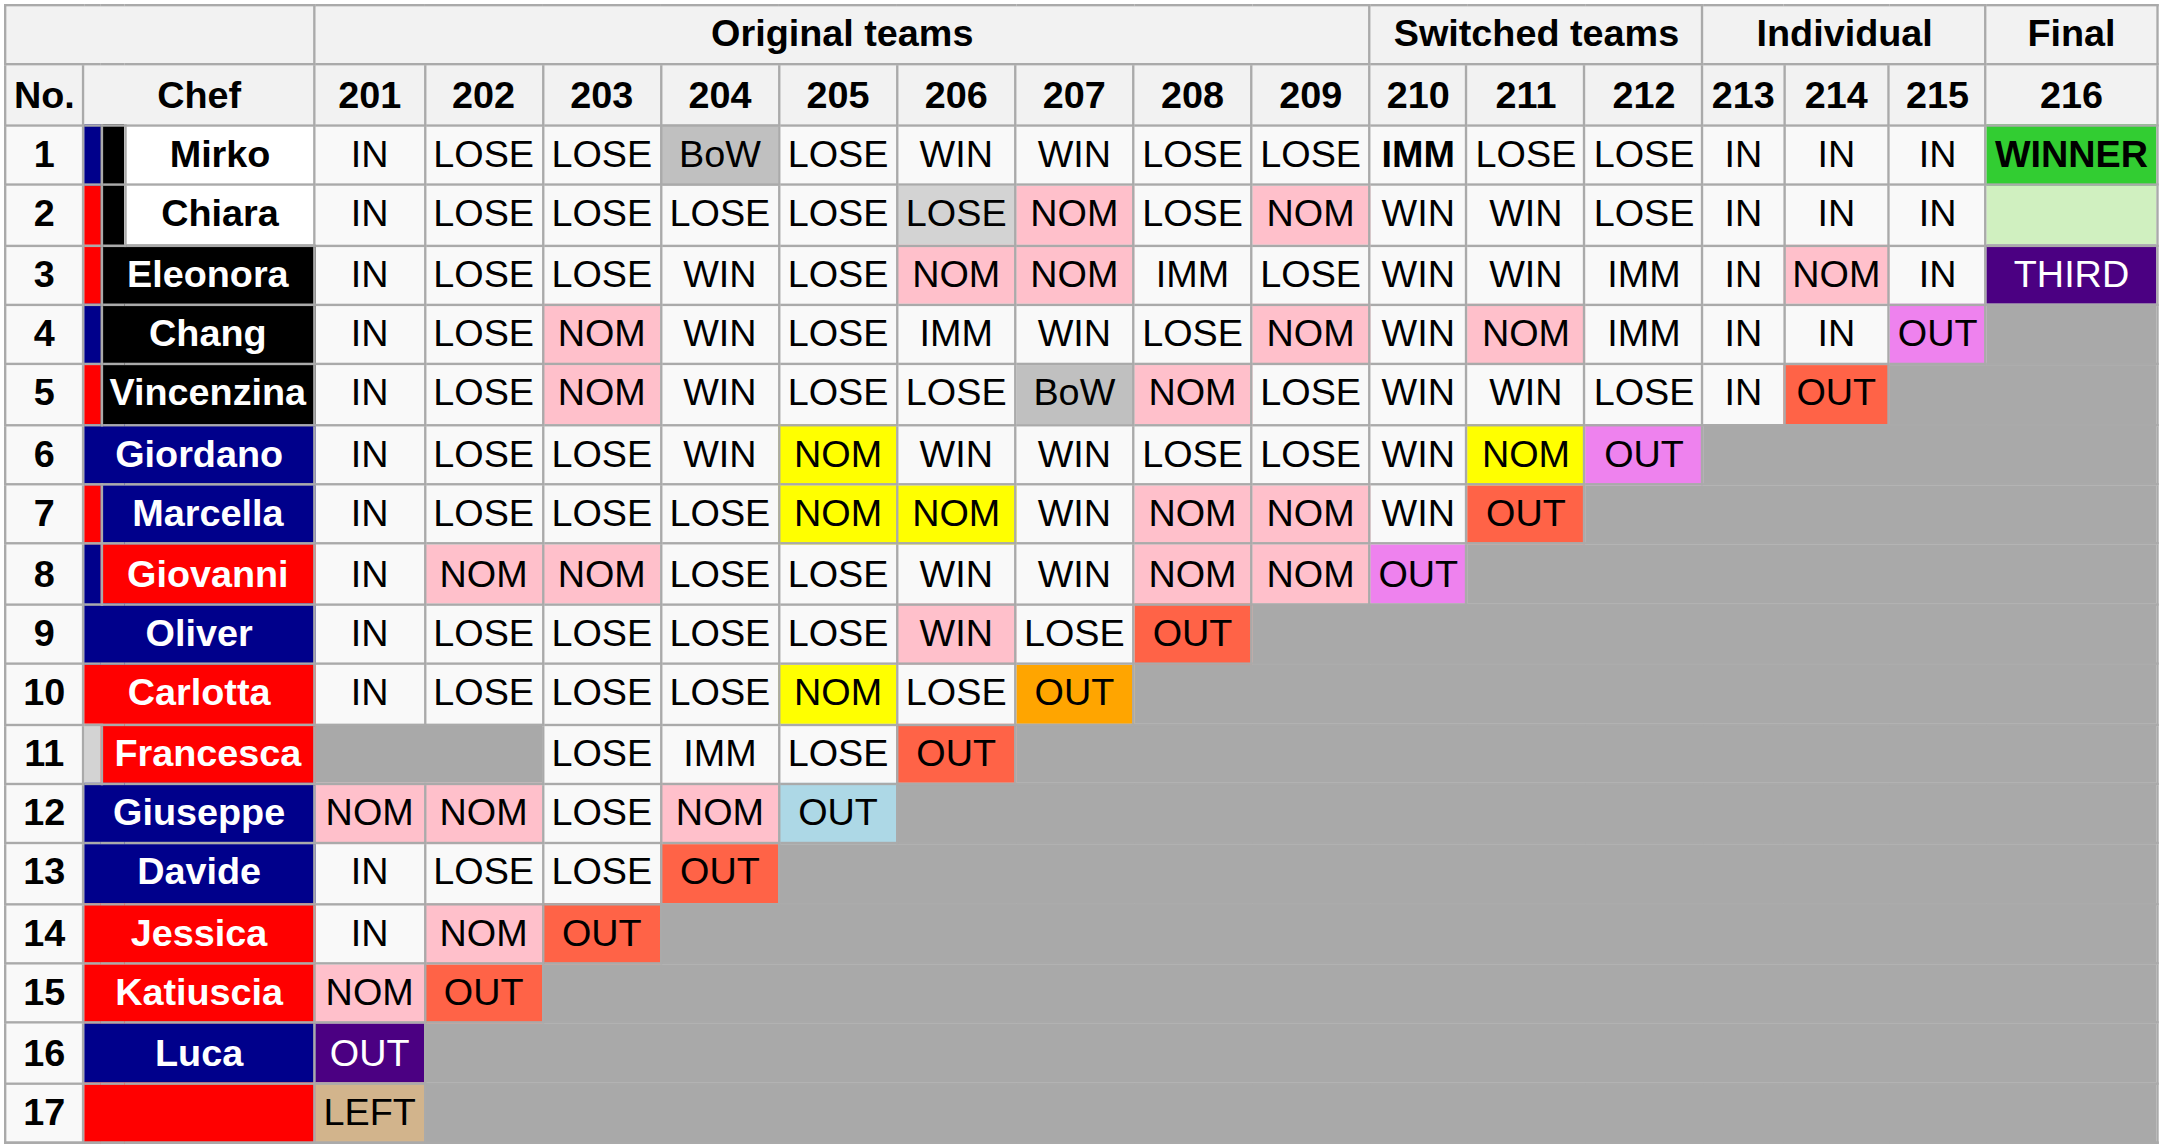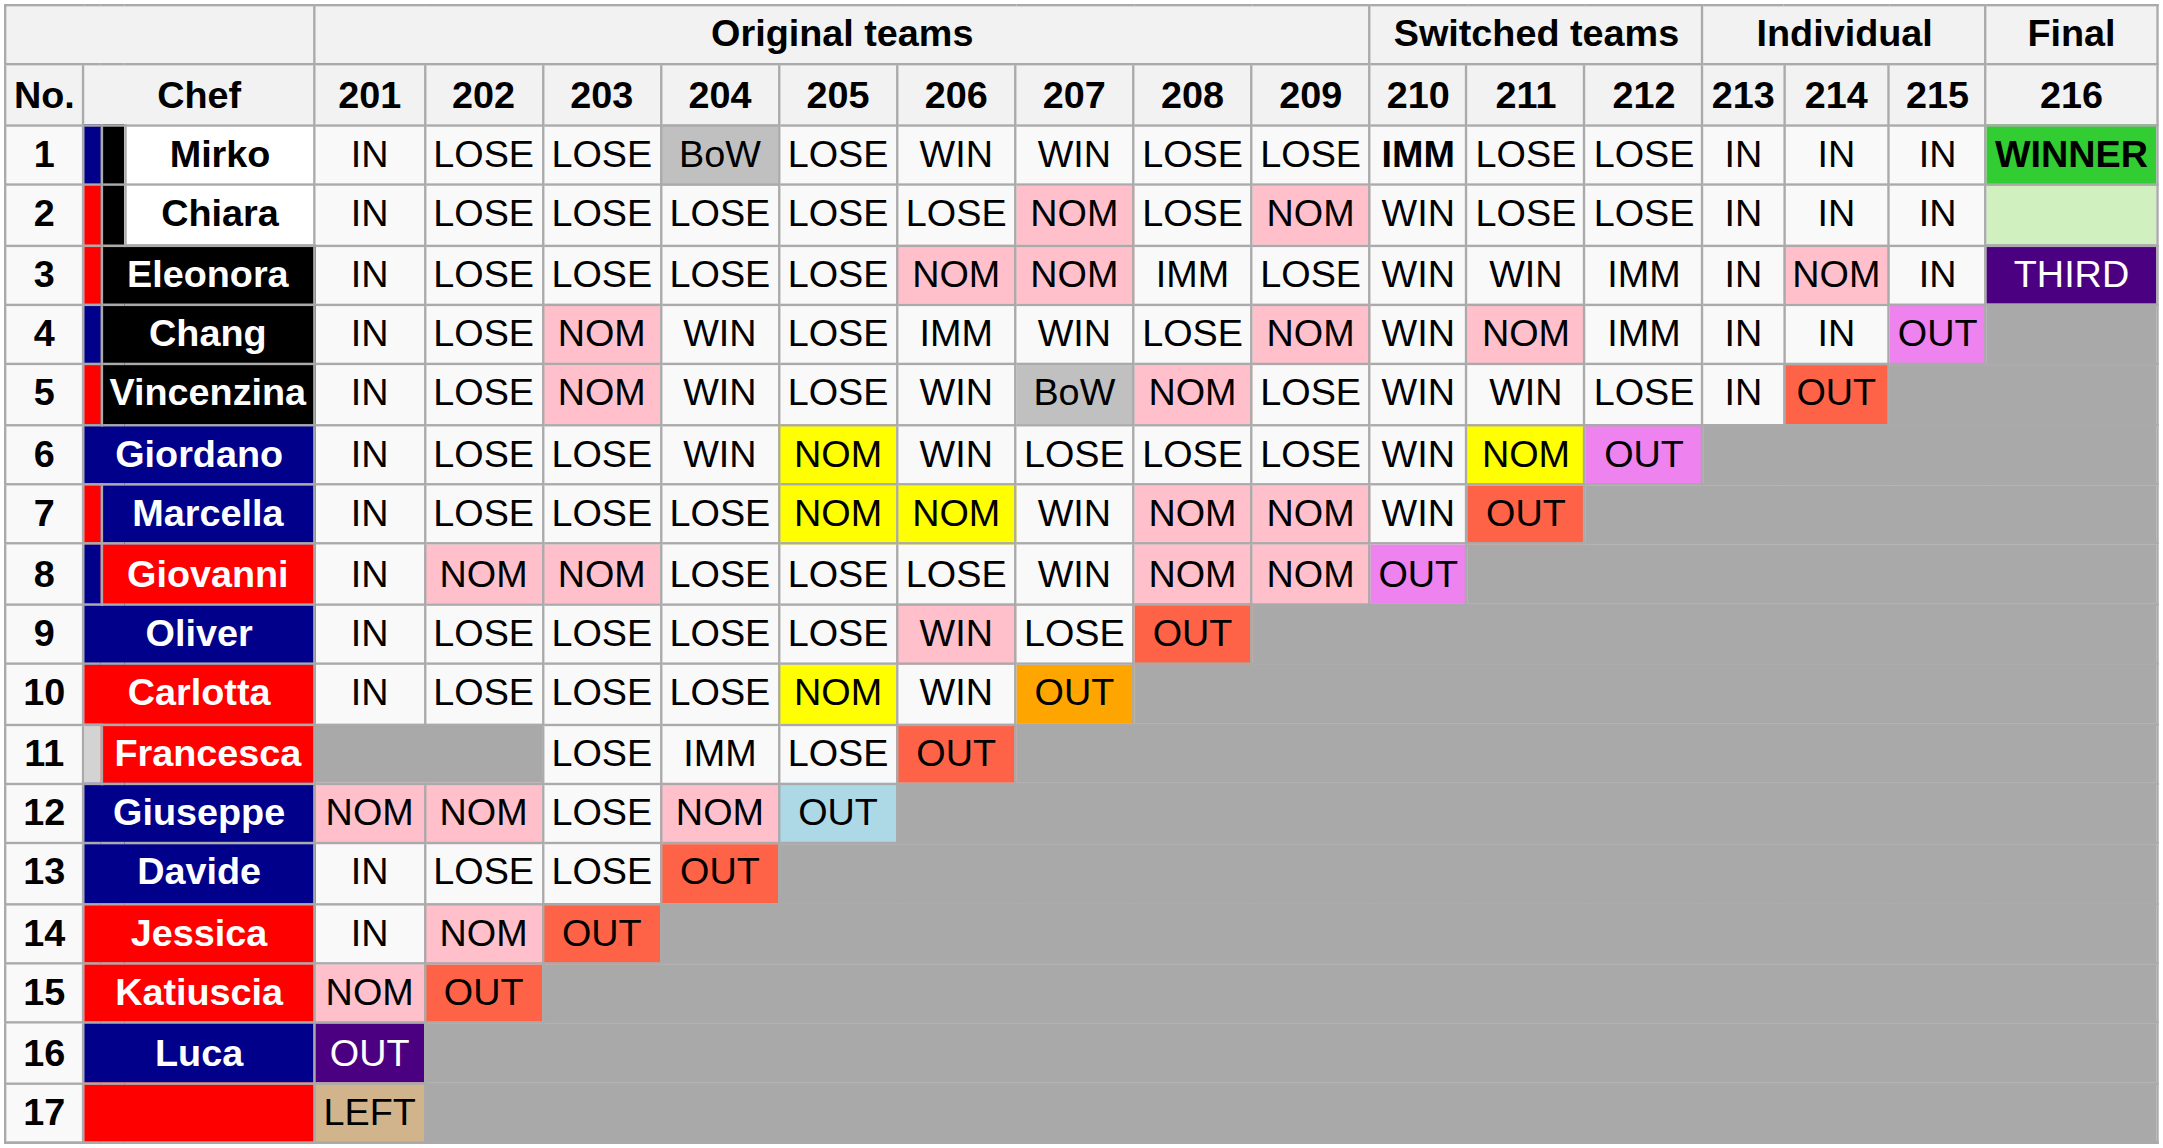(956, 214) lightgrey background -> (956, 214) no background
(1526, 214) WIN -> (1526, 214) LOSE
(720, 273) WIN -> (720, 273) LOSE
(956, 393) LOSE -> (956, 393) WIN
(1074, 453) WIN -> (1074, 453) LOSE
(956, 573) WIN -> (956, 573) LOSE
(956, 693) LOSE -> (956, 693) WIN
